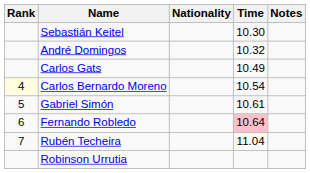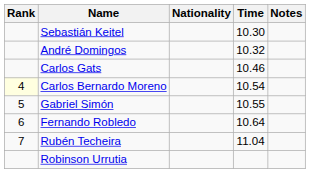(251, 68) 10.49 -> (251, 68) 10.46
(251, 104) 10.61 -> (251, 104) 10.55
(251, 123) pink background -> (251, 123) no background
